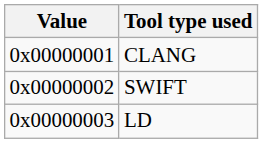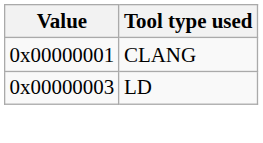- row: (155, 87)
